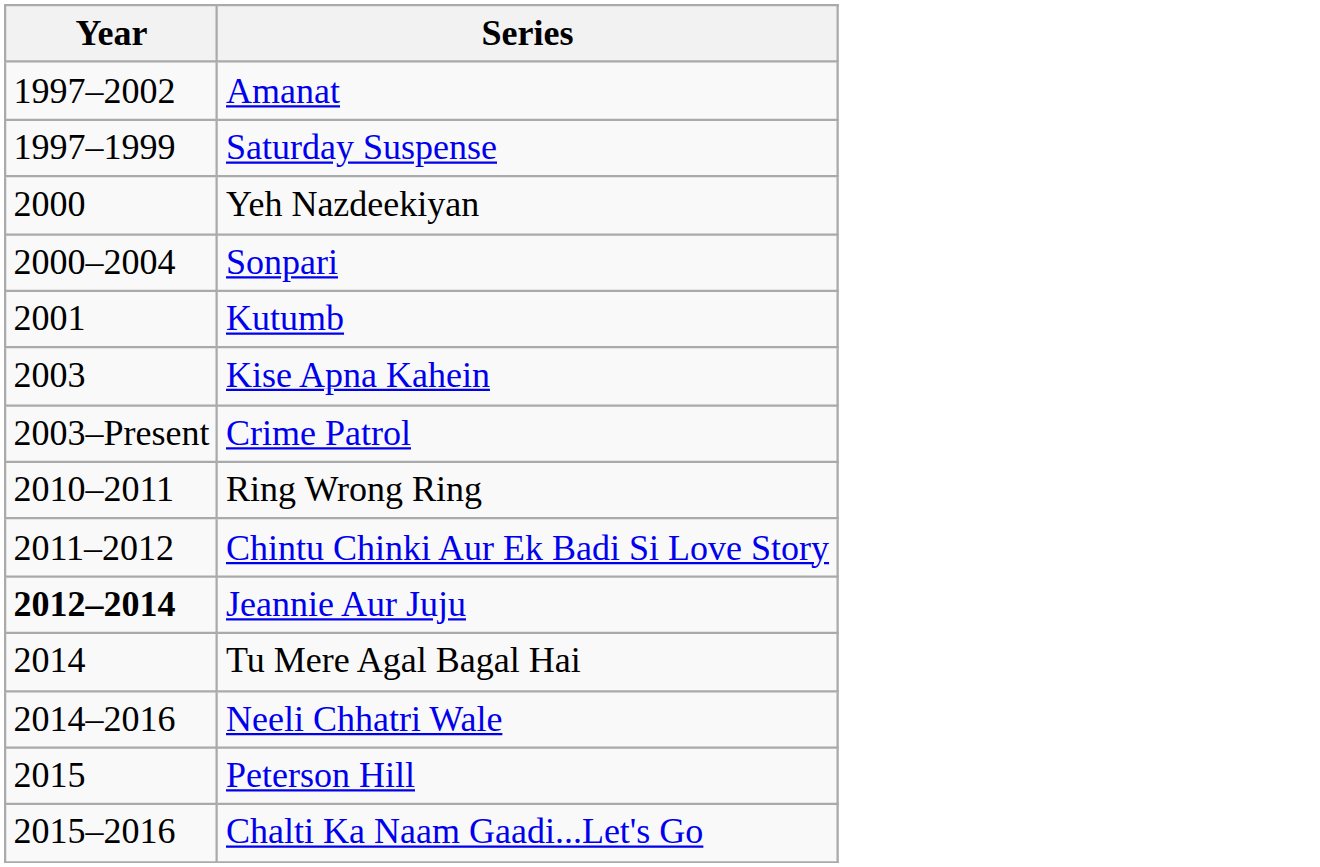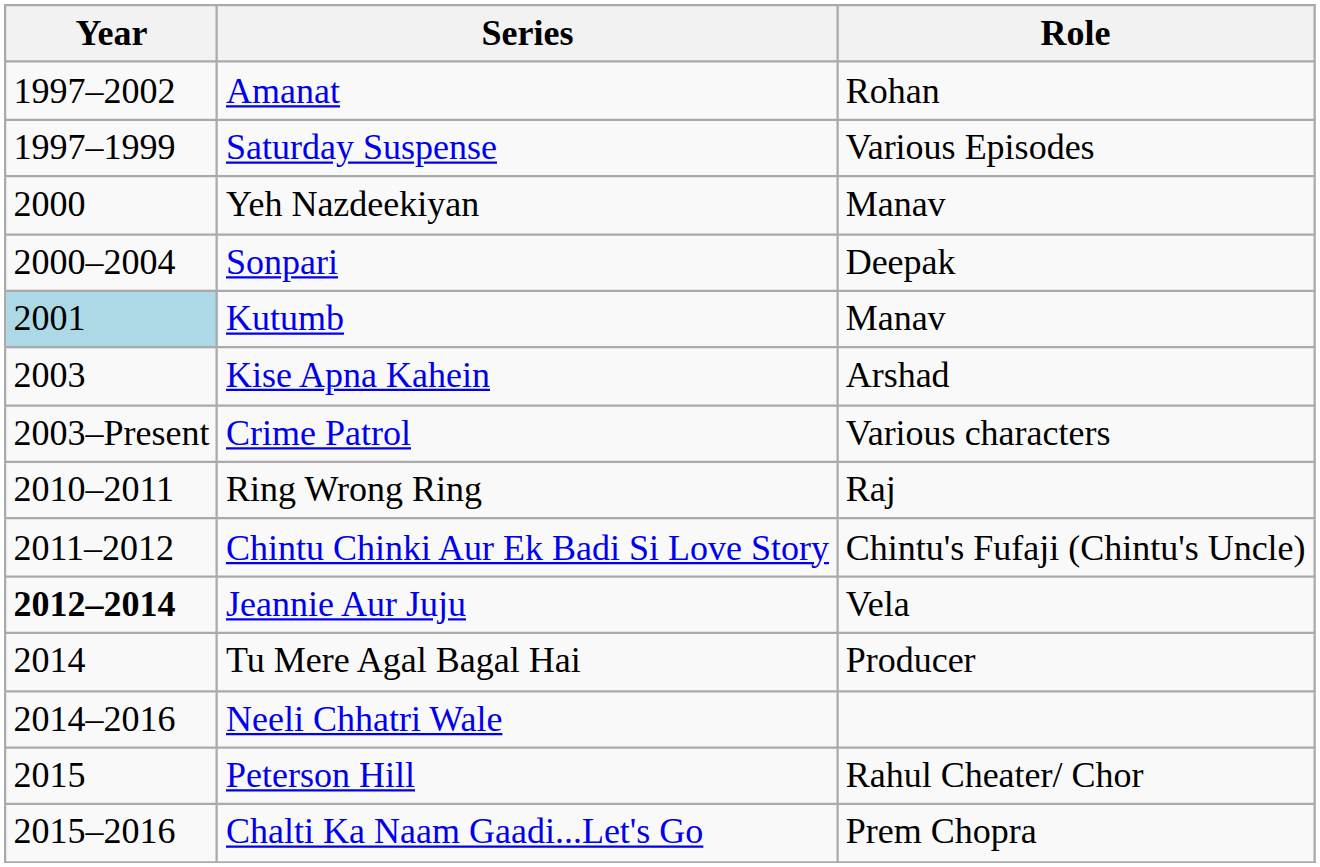+ column: (1076, 33)
(49, 318) no background -> (49, 318) lightblue background
